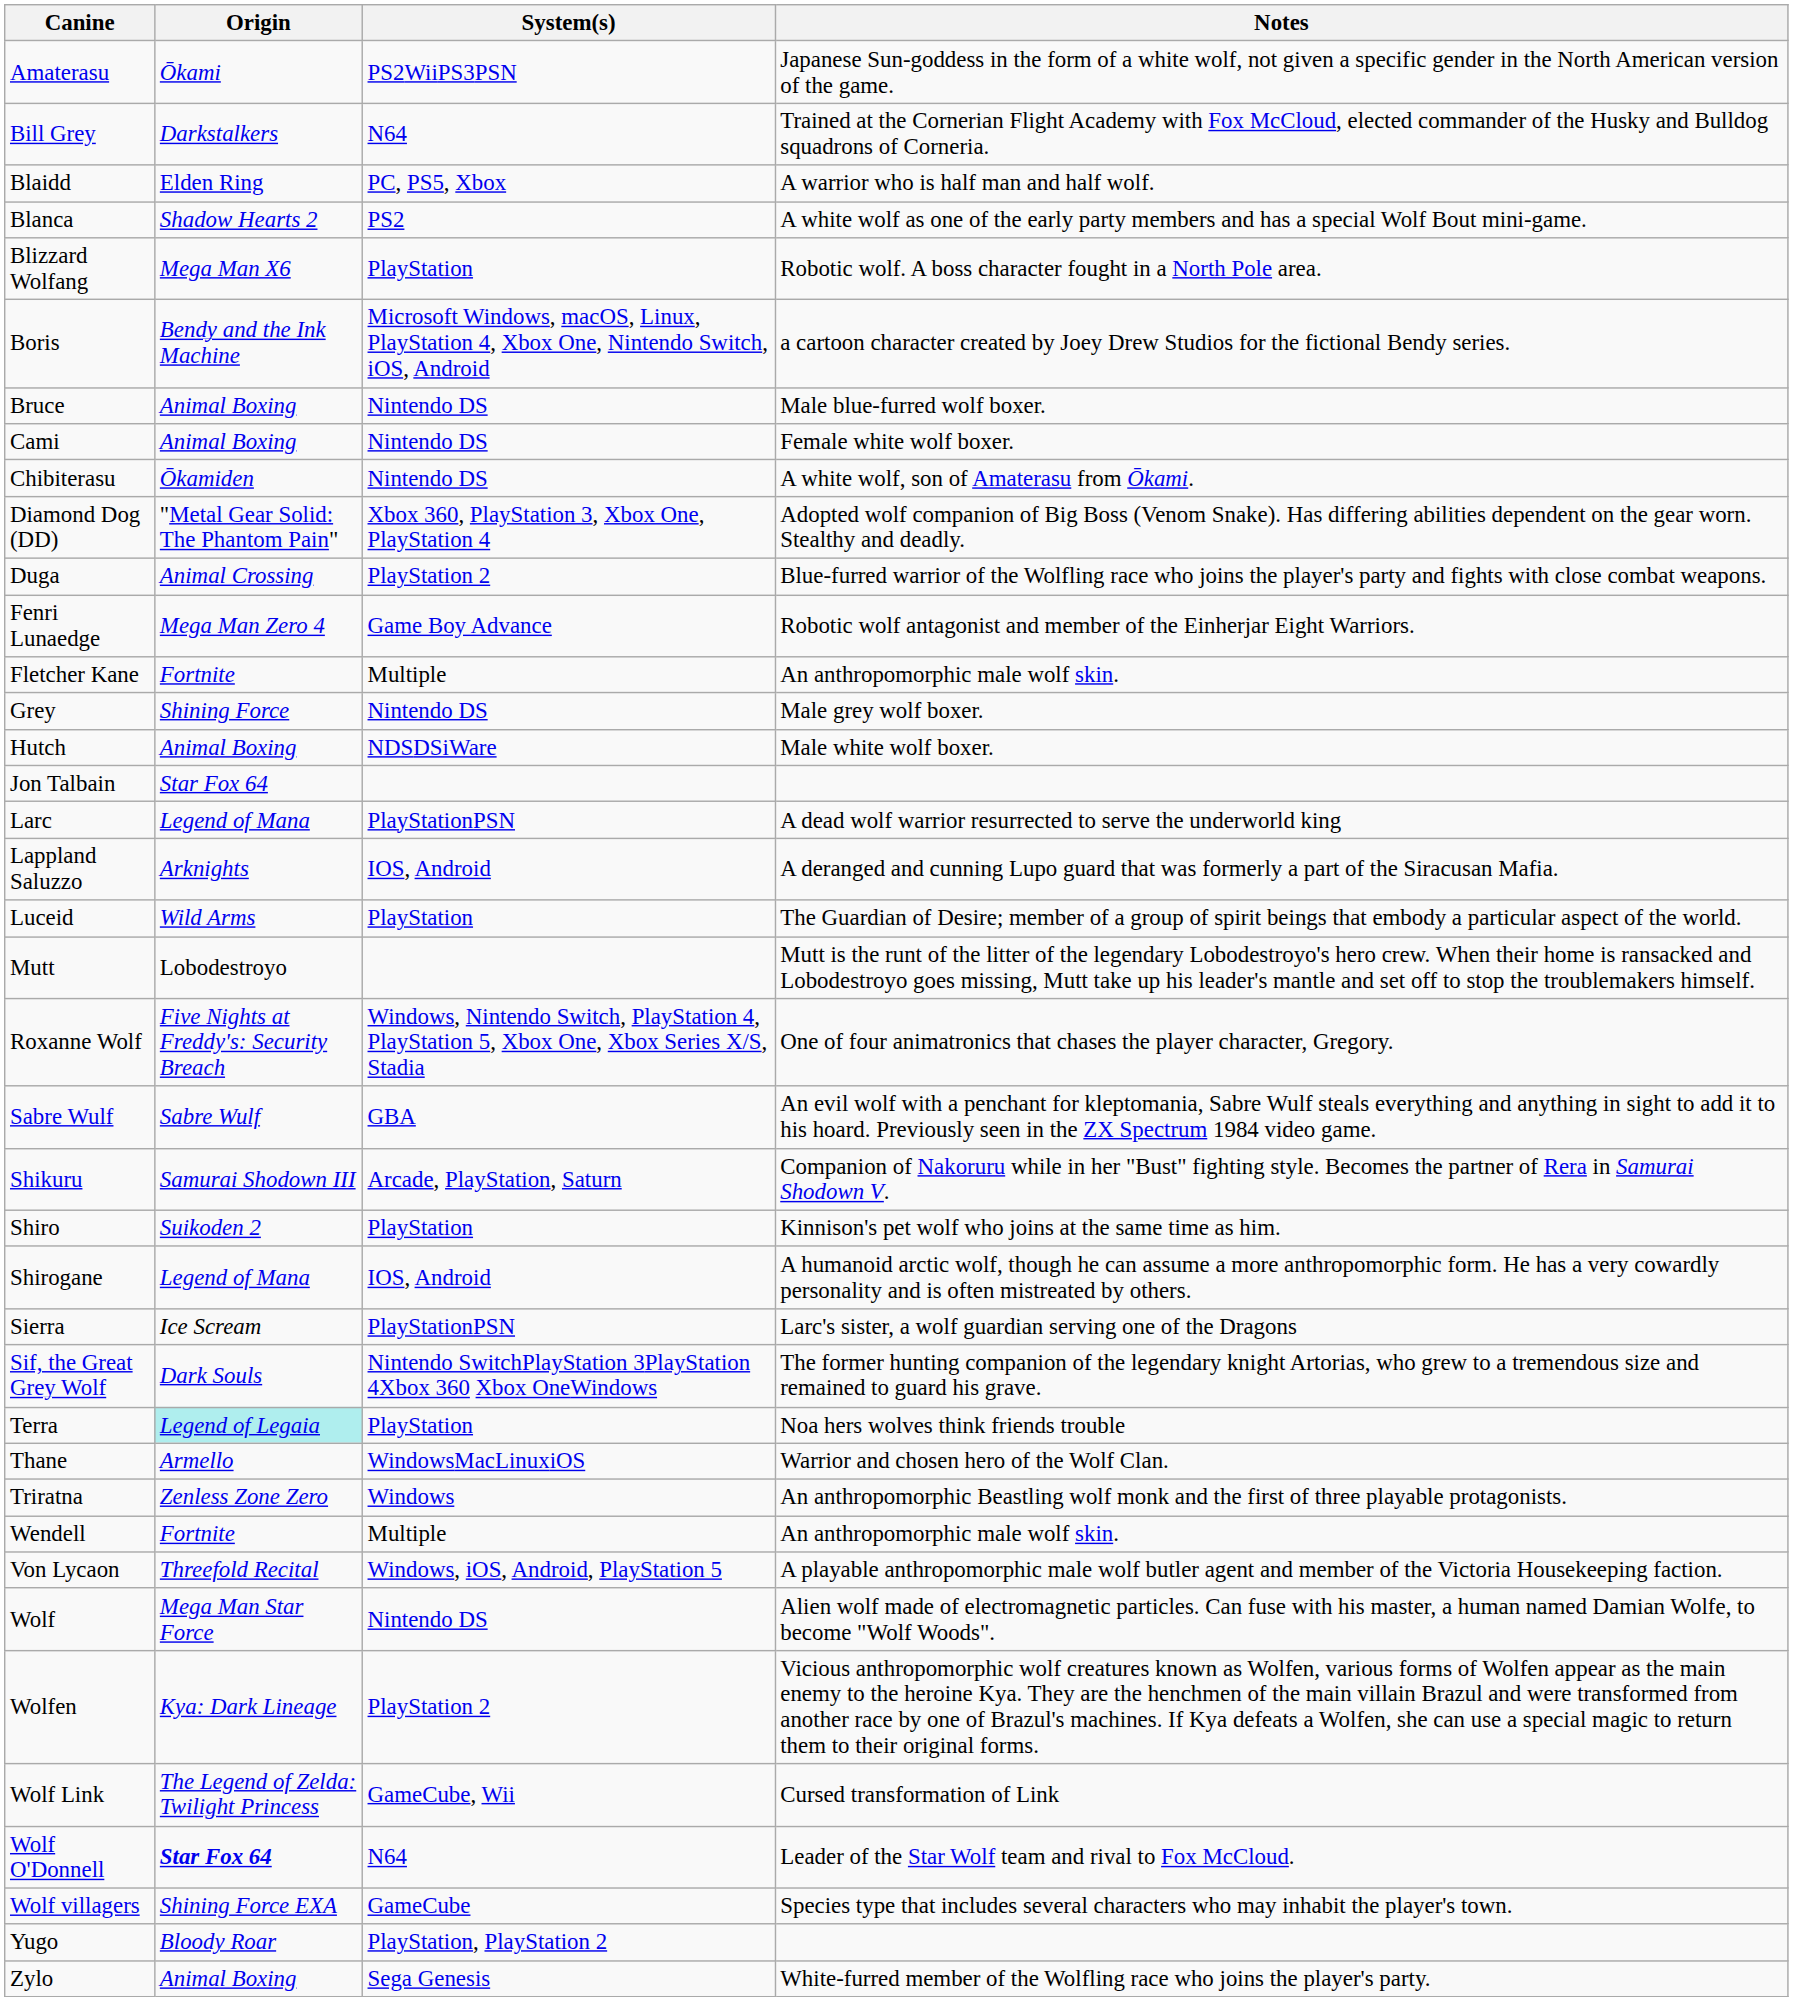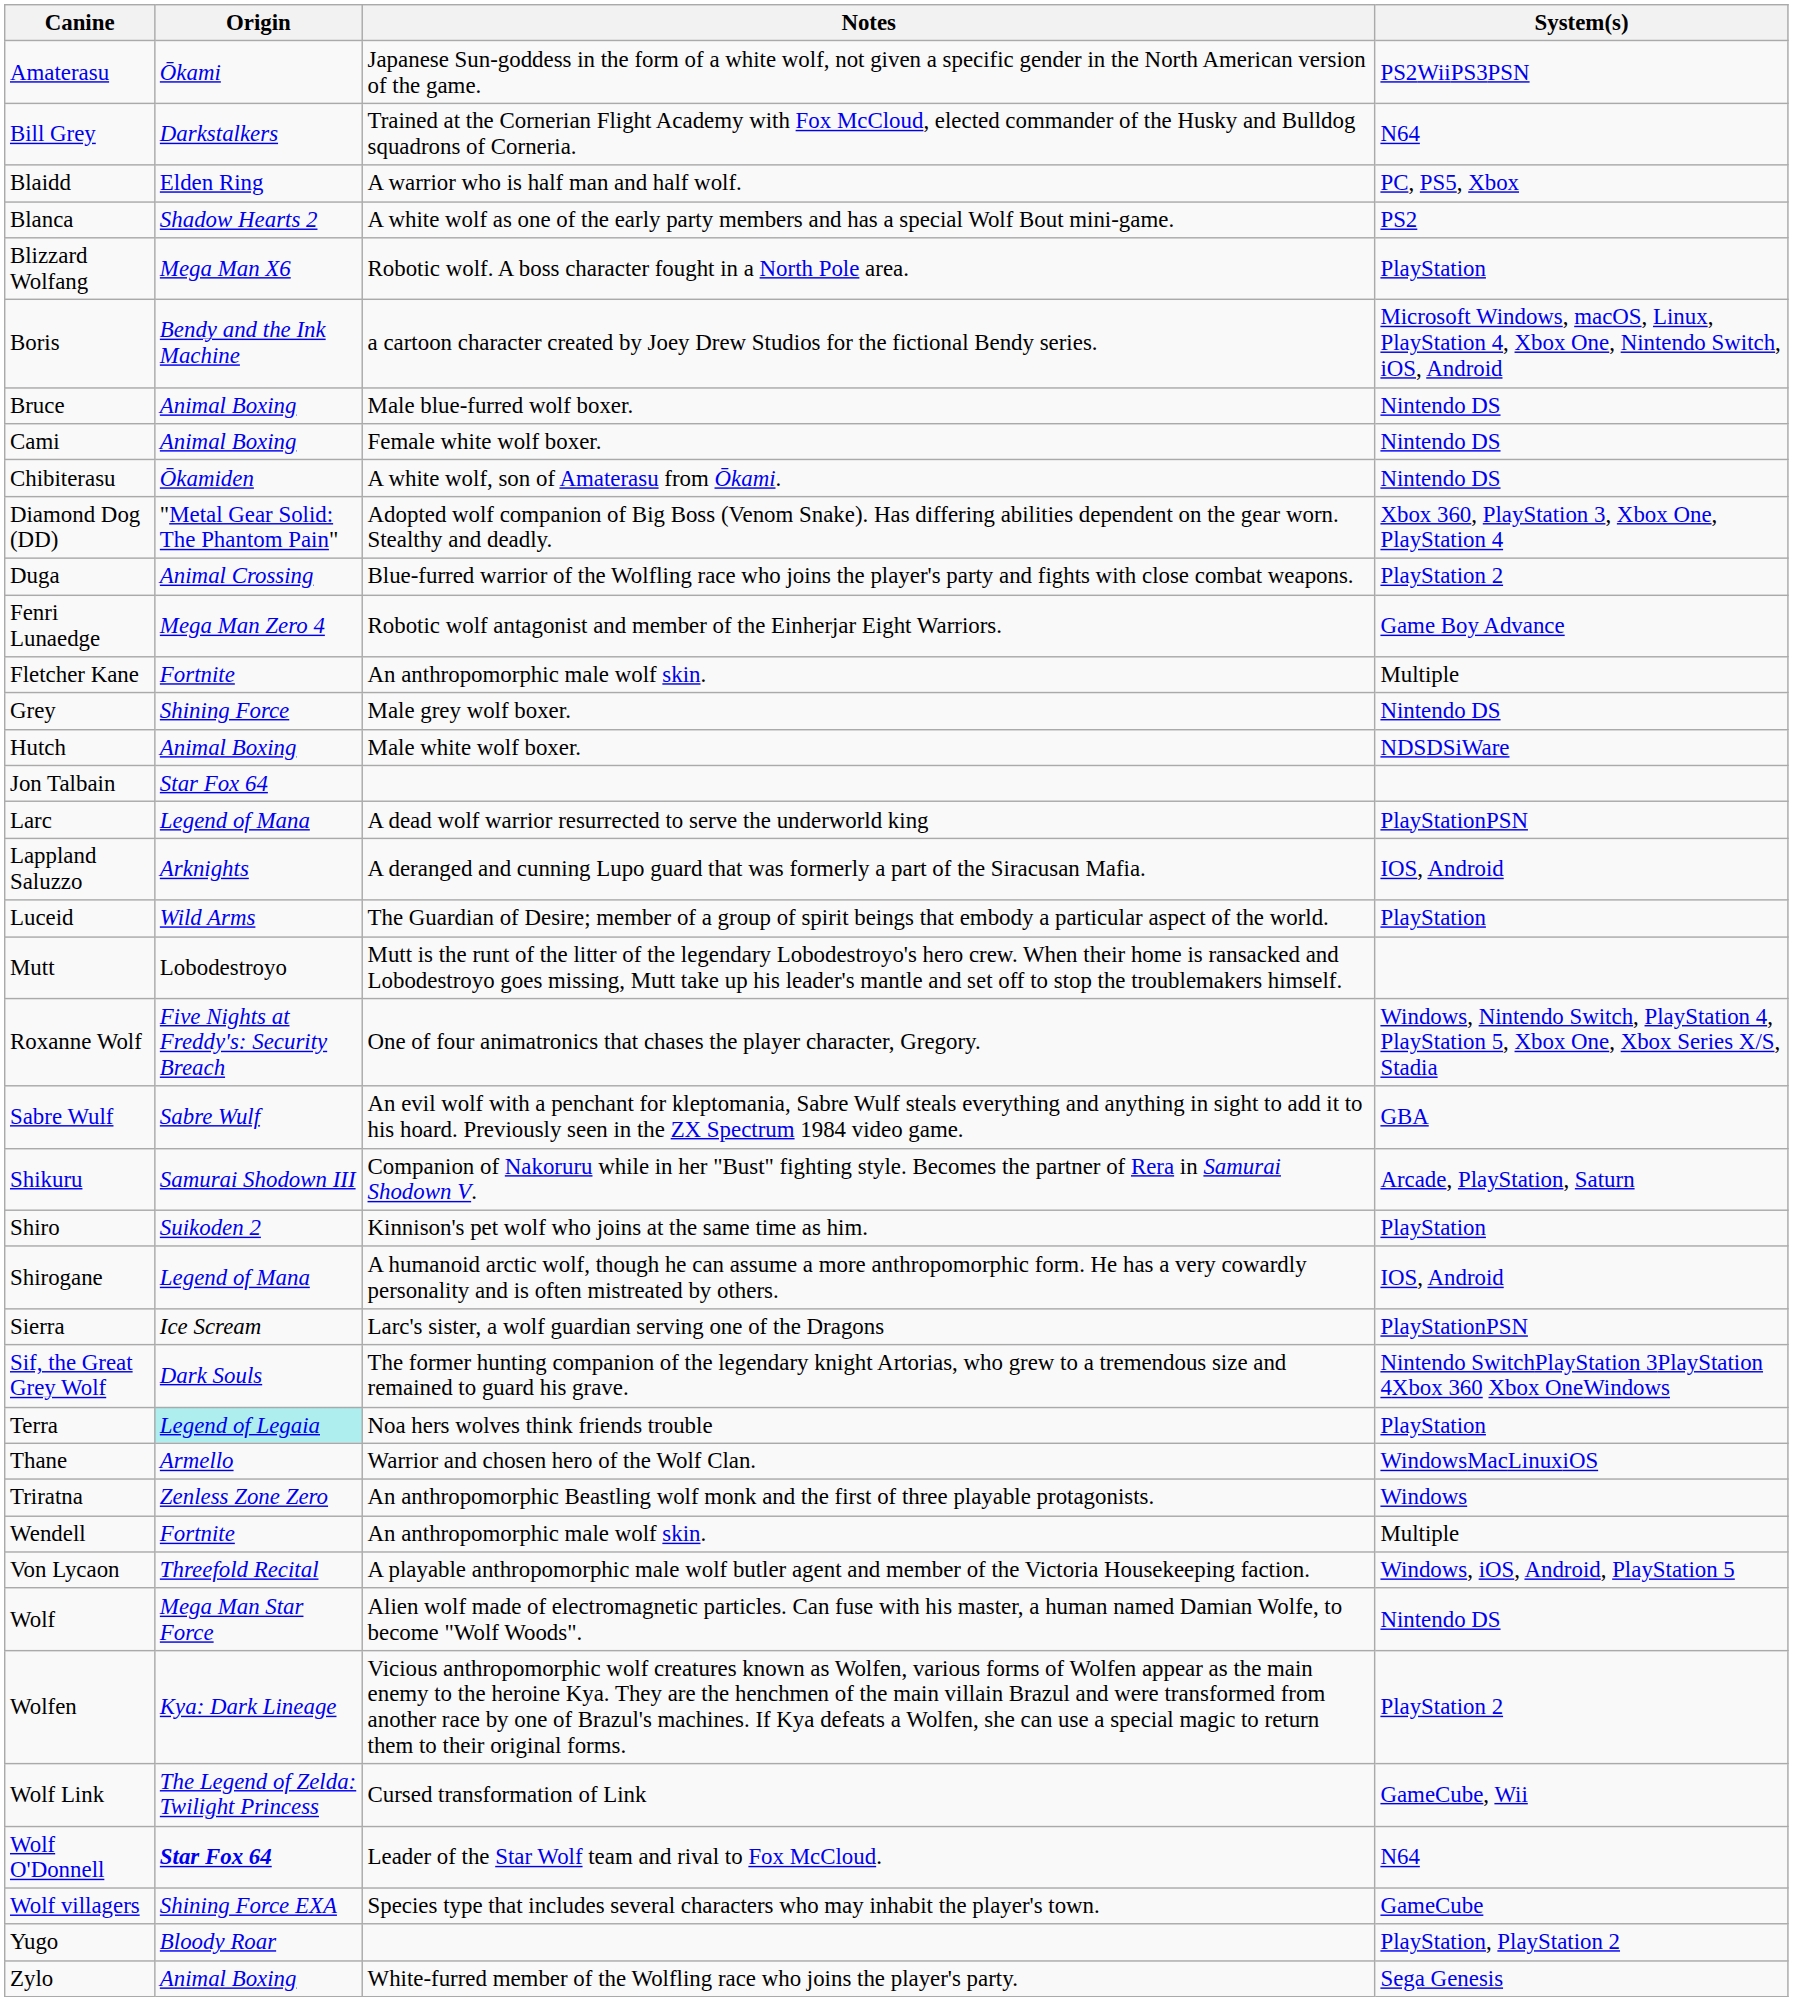columns swapped: (569, 22) <-> (1281, 22)
